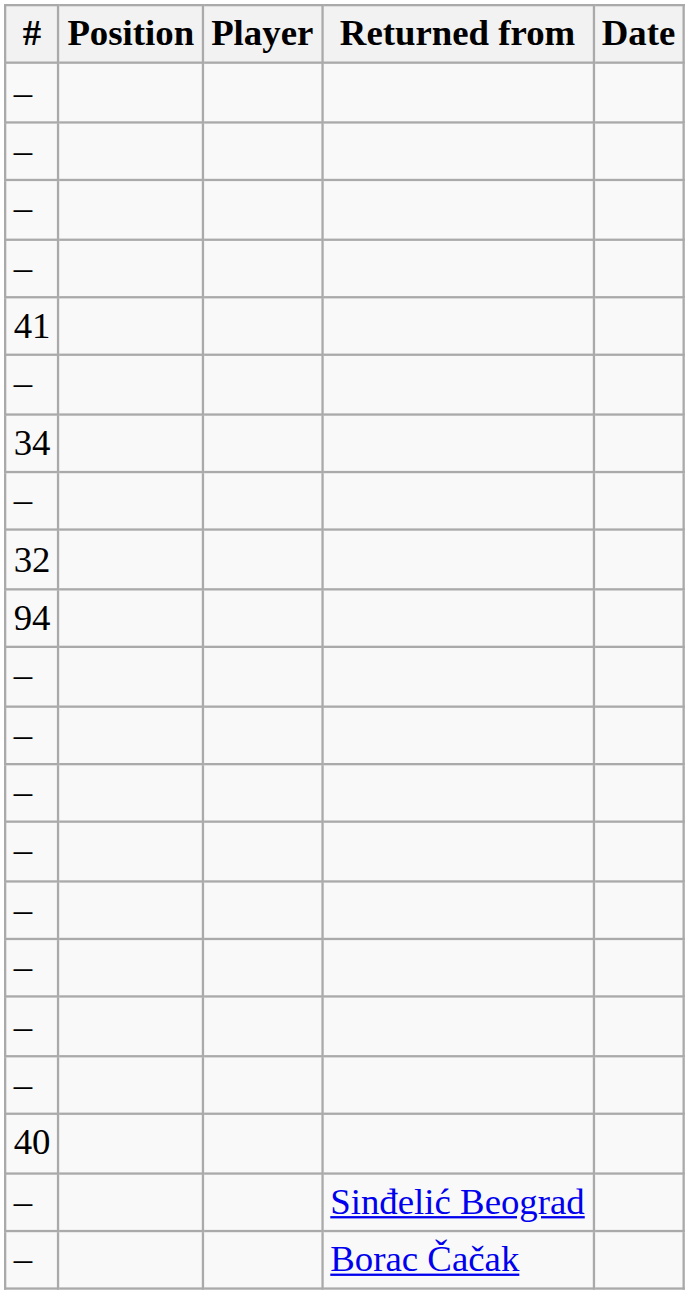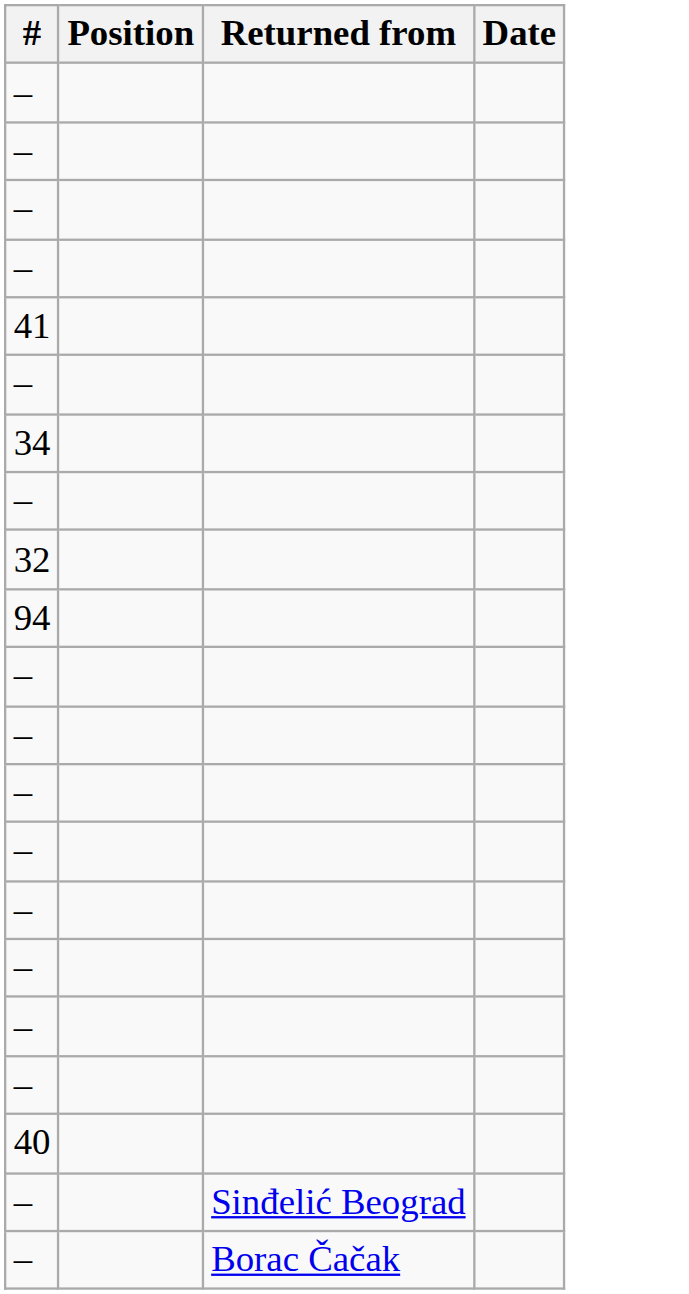- column: (262, 33)
